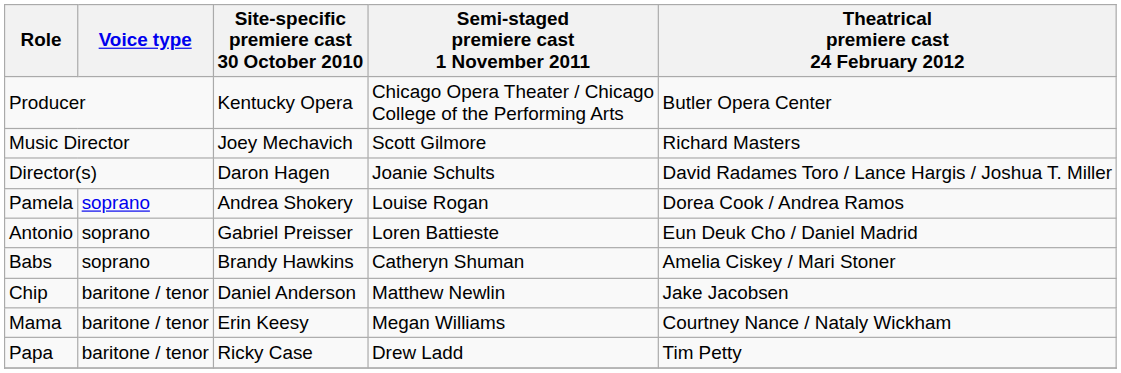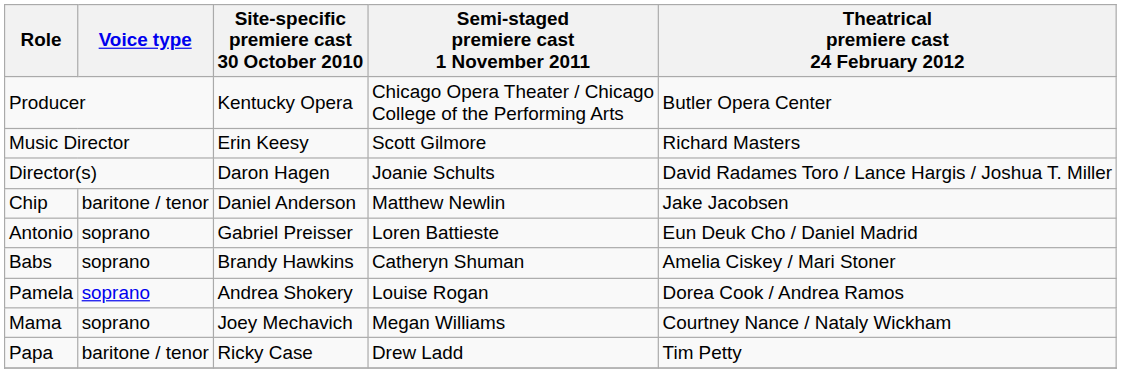(285, 143) Joey Mechavich -> (263, 143) Erin Keesy
rows swapped: (41, 202) <-> (28, 292)
(145, 322) baritone / tenor -> (116, 322) soprano
(263, 322) Erin Keesy -> (285, 322) Joey Mechavich
